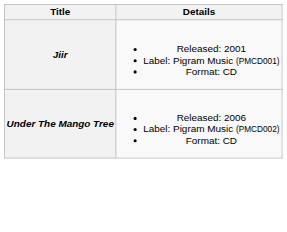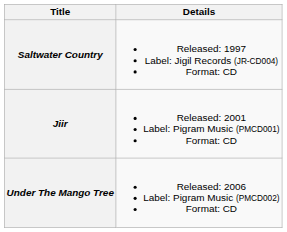+ row: (60, 54)
